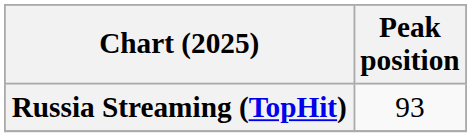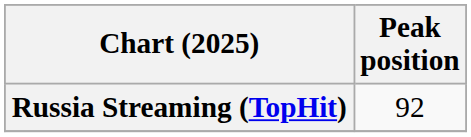(410, 107) 93 -> (410, 107) 92
